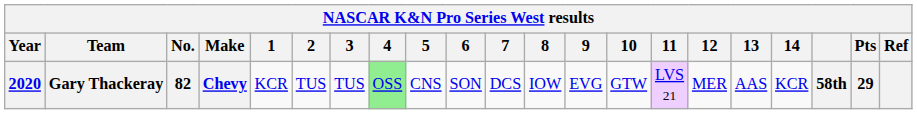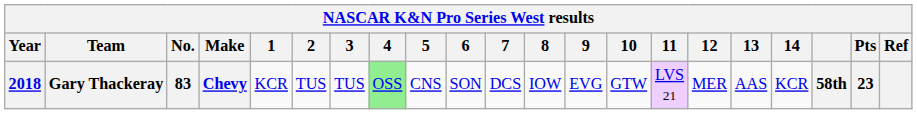(25, 84) 2020 -> (25, 84) 2018
(183, 84) 82 -> (183, 84) 83
(865, 84) 29 -> (865, 84) 23
